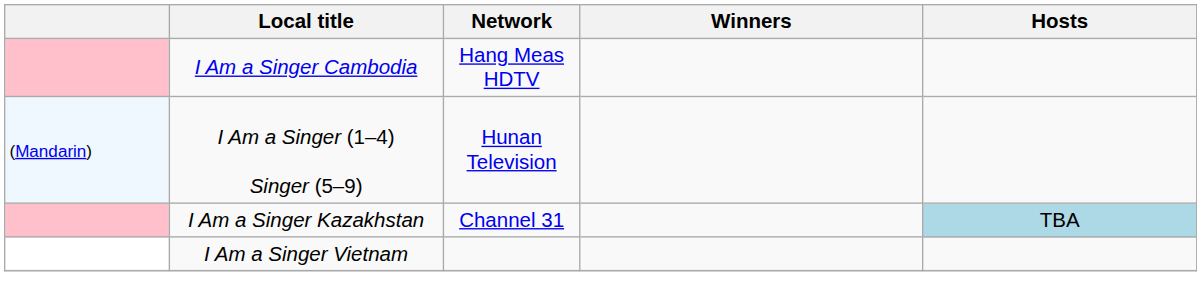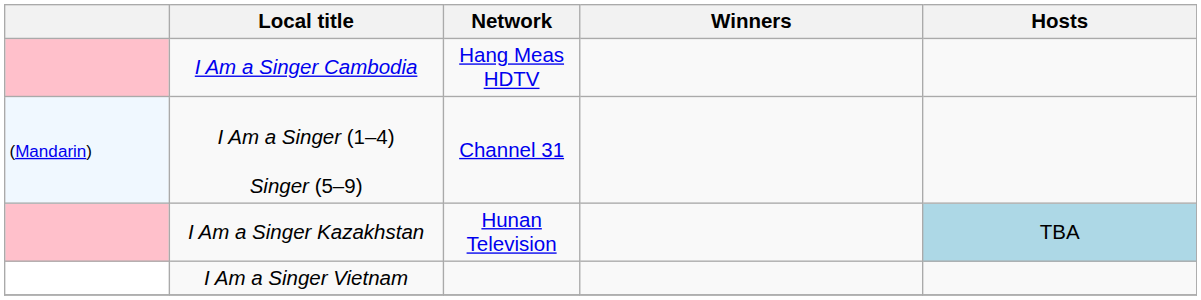(512, 150) Hunan Television -> (512, 150) Channel 31
(512, 220) Channel 31 -> (512, 232) Hunan Television
